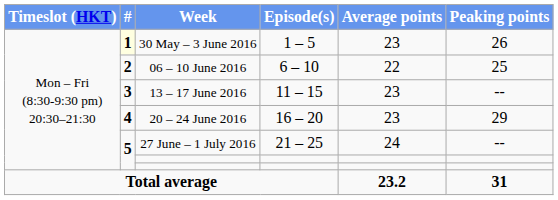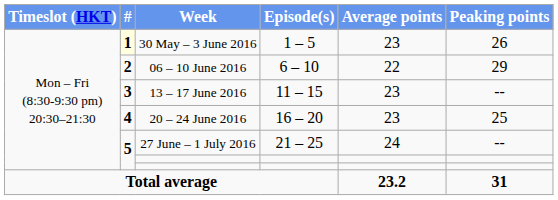(499, 67) 25 -> (499, 67) 29
(499, 117) 29 -> (499, 117) 25
